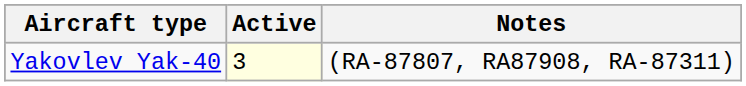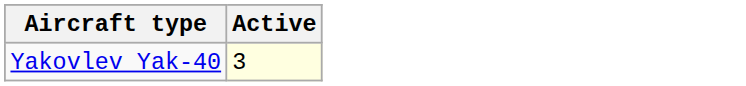- column: (531, 24)
